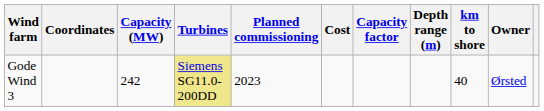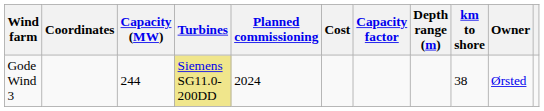(131, 80) 242 -> (131, 80) 244
(247, 80) 2023 -> (247, 80) 2024
(461, 80) 40 -> (461, 80) 38
